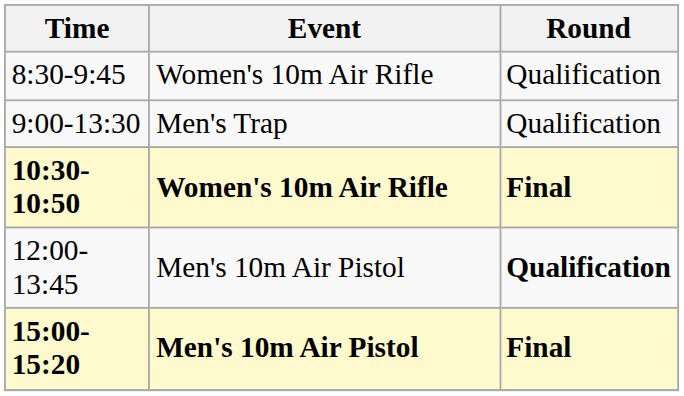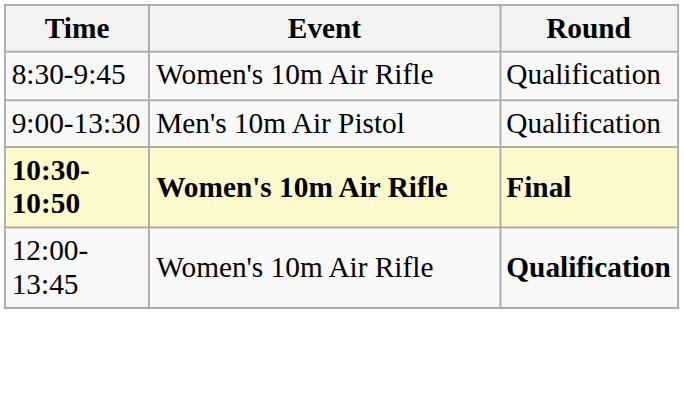(222, 122) Men's Trap -> (281, 122) Men's 10m Air Pistol
(281, 267) Men's 10m Air Pistol -> (295, 267) Women's 10m Air Rifle
- row: (51, 348)
